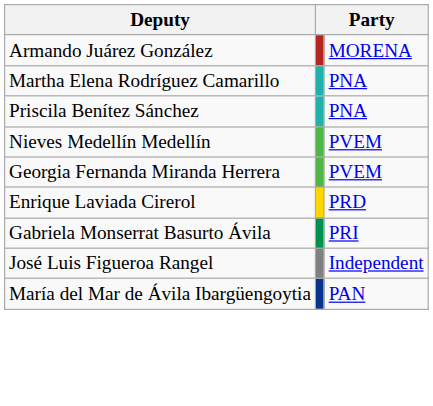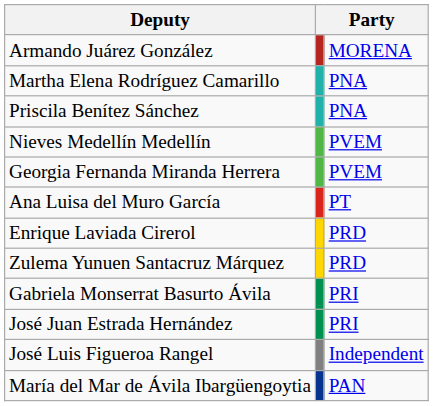+ row: (115, 202)
+ row: (146, 263)
+ row: (121, 324)
